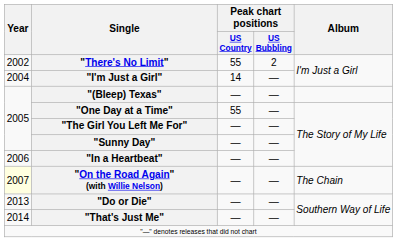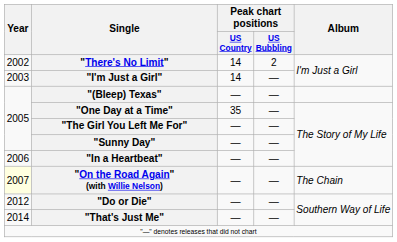(236, 62) 55 -> (236, 62) 14
(18, 78) 2004 -> (18, 78) 2003
(236, 110) 55 -> (236, 110) 35
(18, 201) 2013 -> (18, 201) 2012
